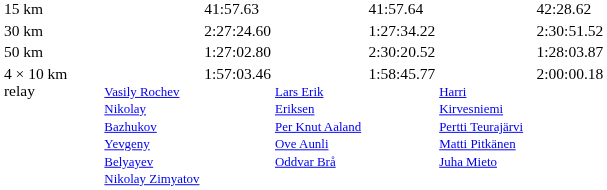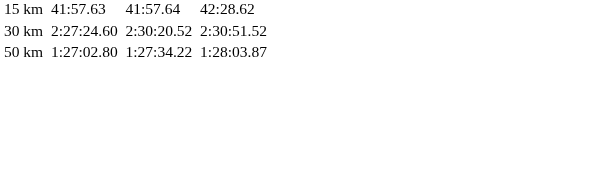(402, 30) 1:27:34.22 -> (159, 30) 2:30:20.52
(402, 52) 2:30:20.52 -> (159, 52) 1:27:34.22
- row: (36, 82)
